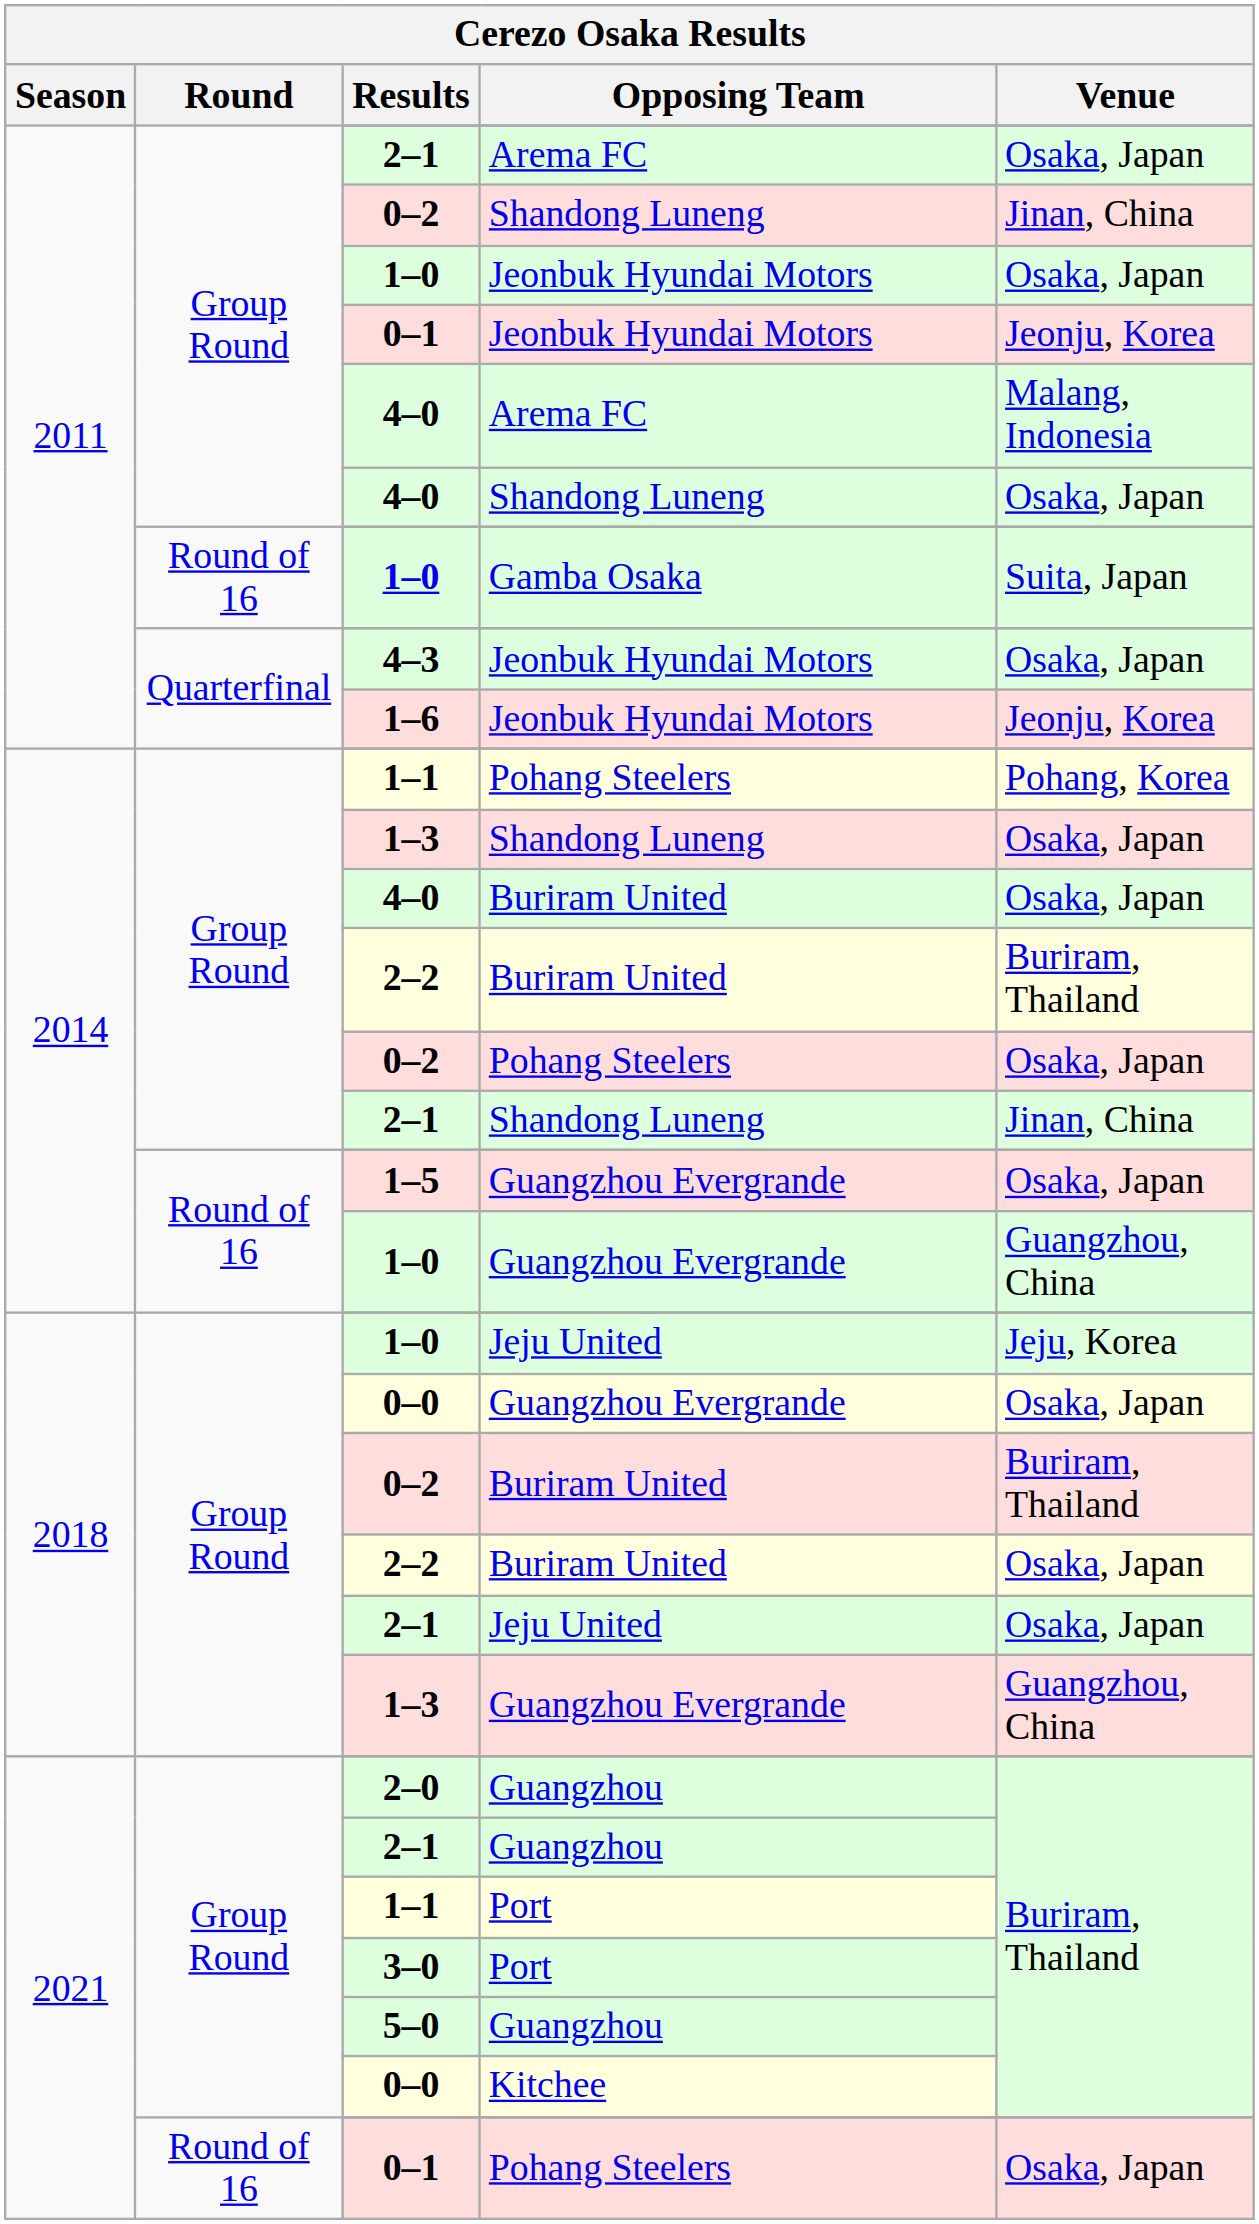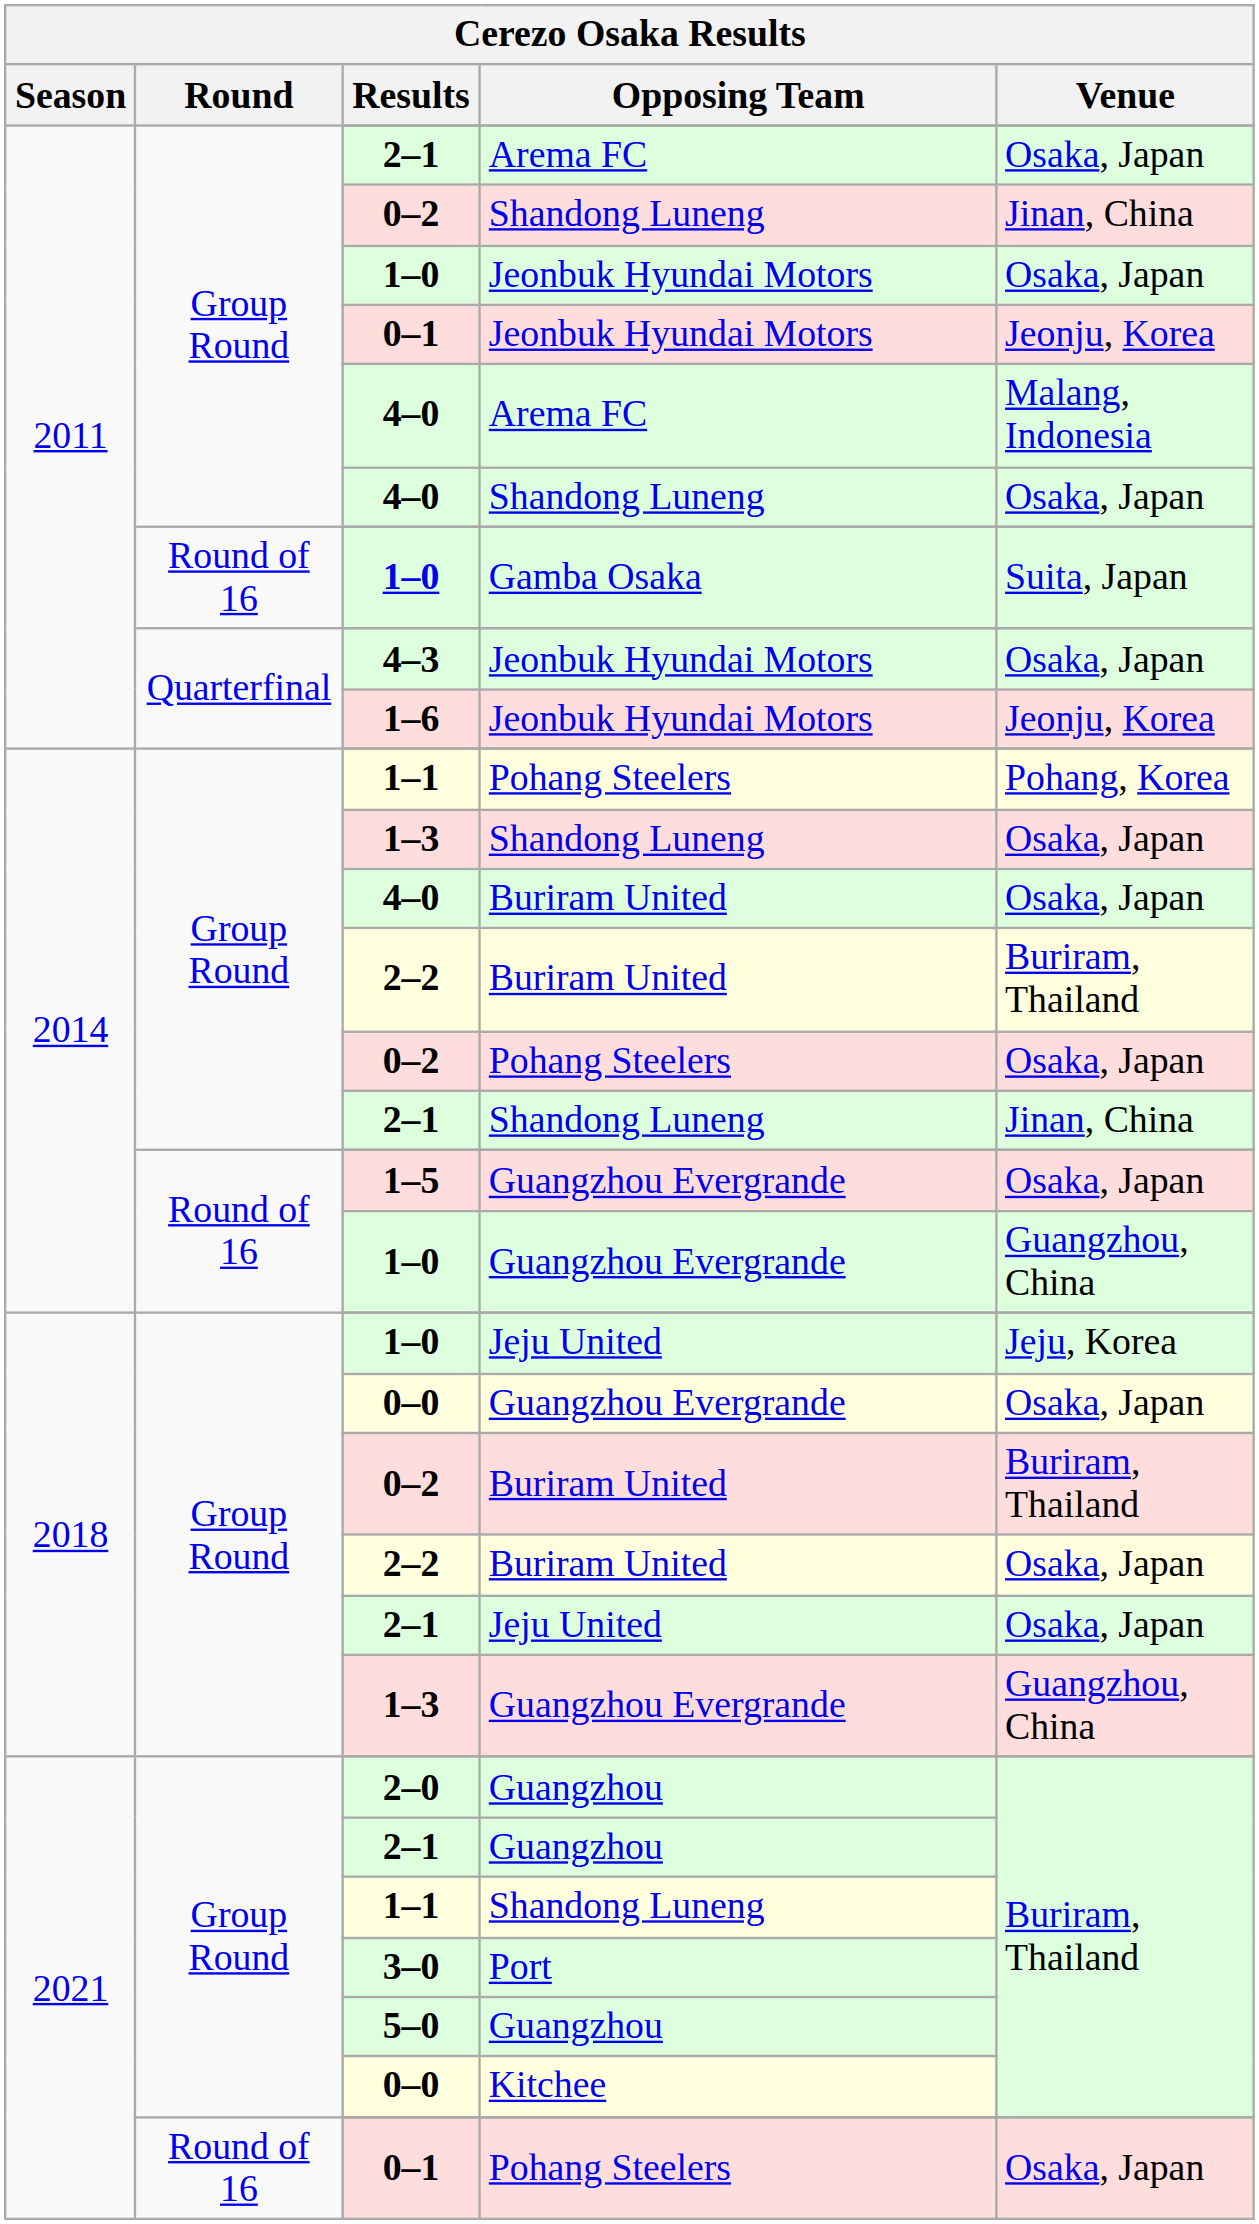(520, 1906) Port -> (627, 1906) Shandong Luneng
